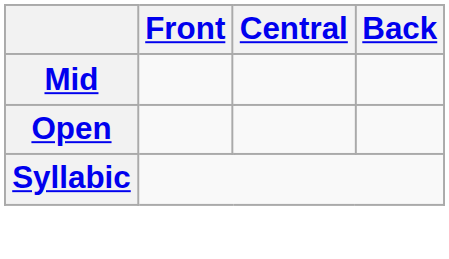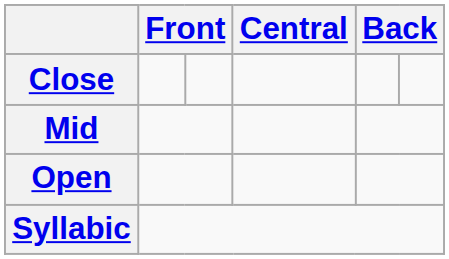+ row: (71, 79)
